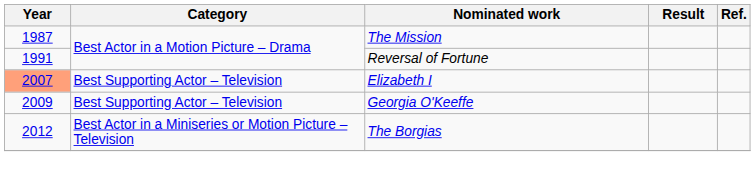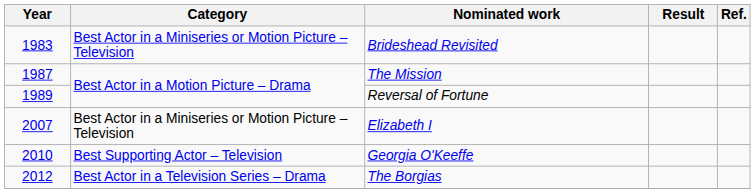+ row: (433, 44)
(37, 59) 1991 -> (37, 96) 1989
(37, 80) lightsalmon background -> (37, 125) no background
(178, 80) Best Supporting Actor – Television -> (210, 125) Best Actor in a Miniseries or Motion Picture – Television
(37, 102) 2009 -> (37, 155) 2010
(210, 132) Best Actor in a Miniseries or Motion Picture – Television -> (200, 177) Best Actor in a Television Series – Drama
